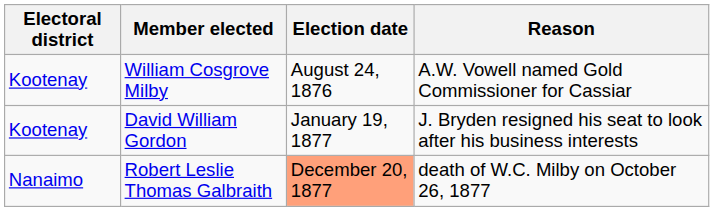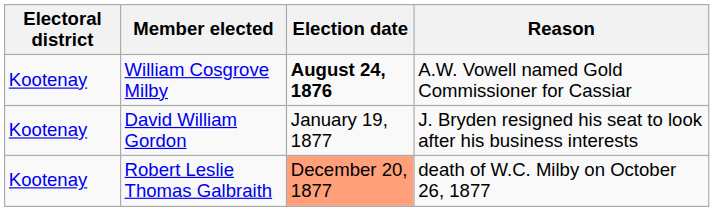(335, 79) normal -> (338, 79) bold
(46, 180) Nanaimo -> (48, 180) Kootenay
